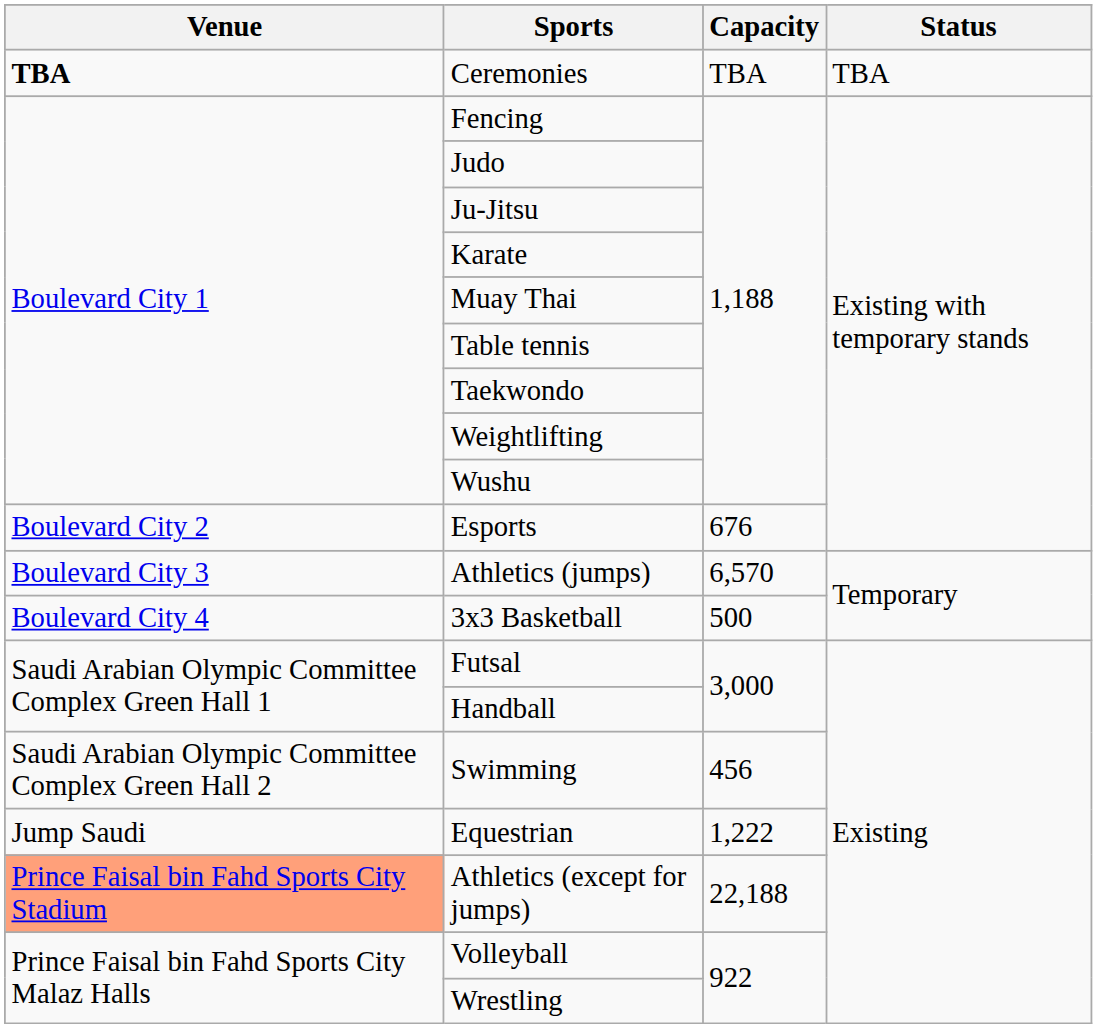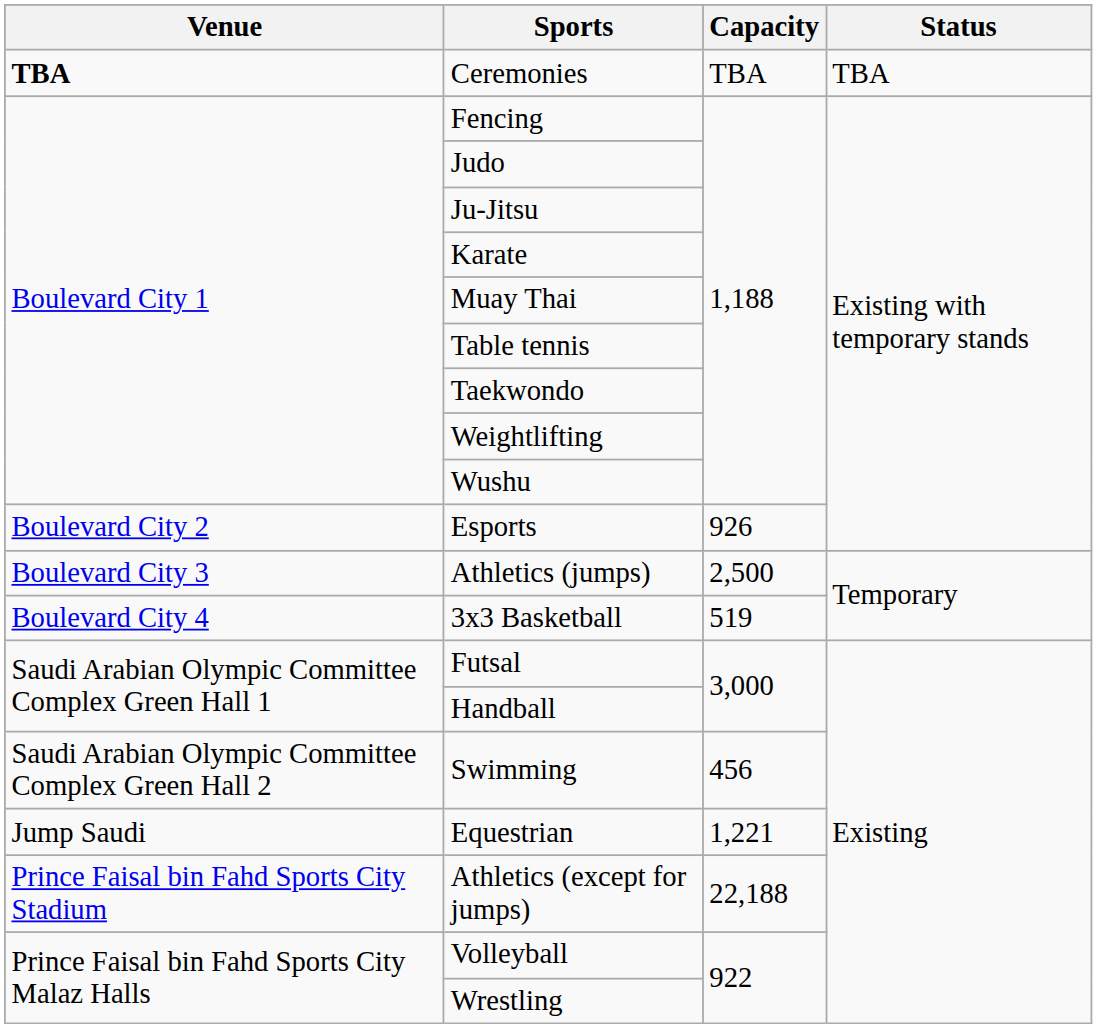(731, 526) 676 -> (731, 526) 926
(742, 572) 6,570 -> (742, 572) 2,500
(731, 617) 500 -> (731, 617) 519
(742, 831) 1,222 -> (742, 831) 1,221
(208, 893) lightsalmon background -> (208, 893) no background
